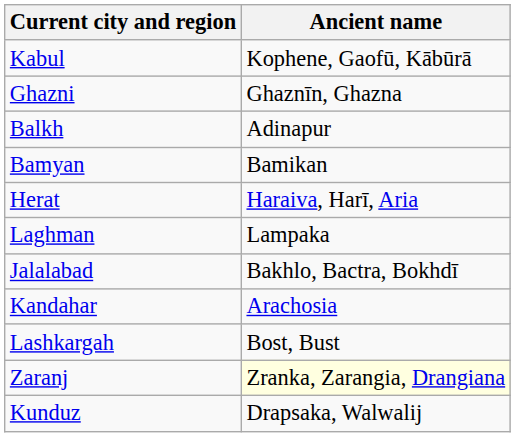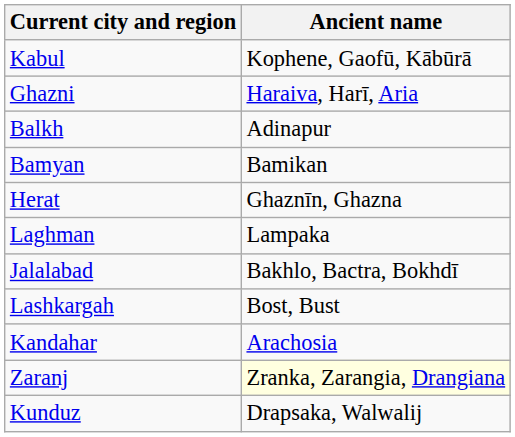(324, 93) Ghaznīn, Ghazna -> (332, 93) Haraiva, Harī, Aria
(332, 199) Haraiva, Harī, Aria -> (324, 199) Ghaznīn, Ghazna
rows swapped: (53, 306) <-> (62, 341)
